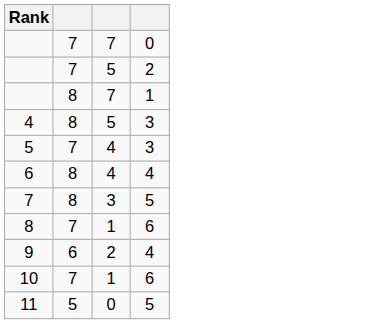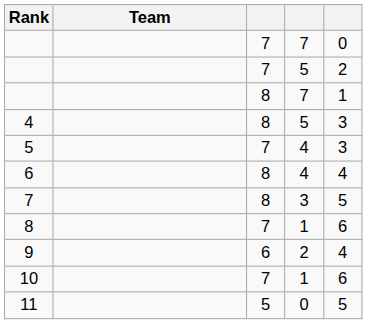+ column: (150, 17)
